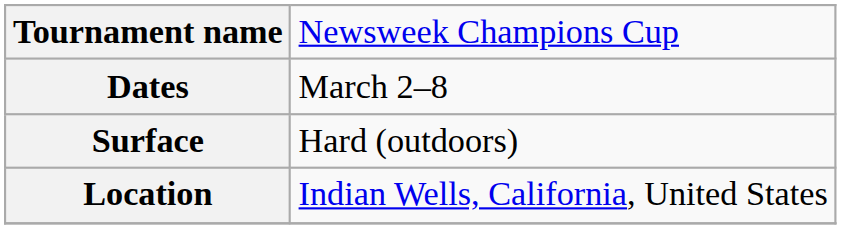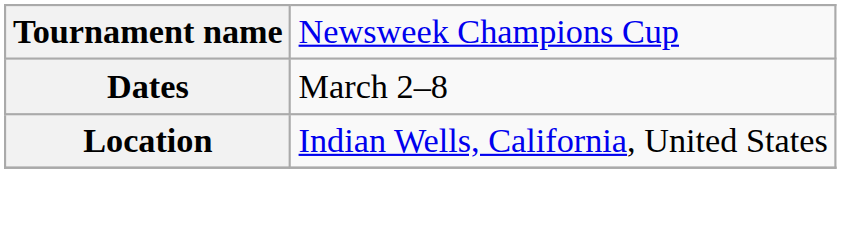- row: (148, 140)
